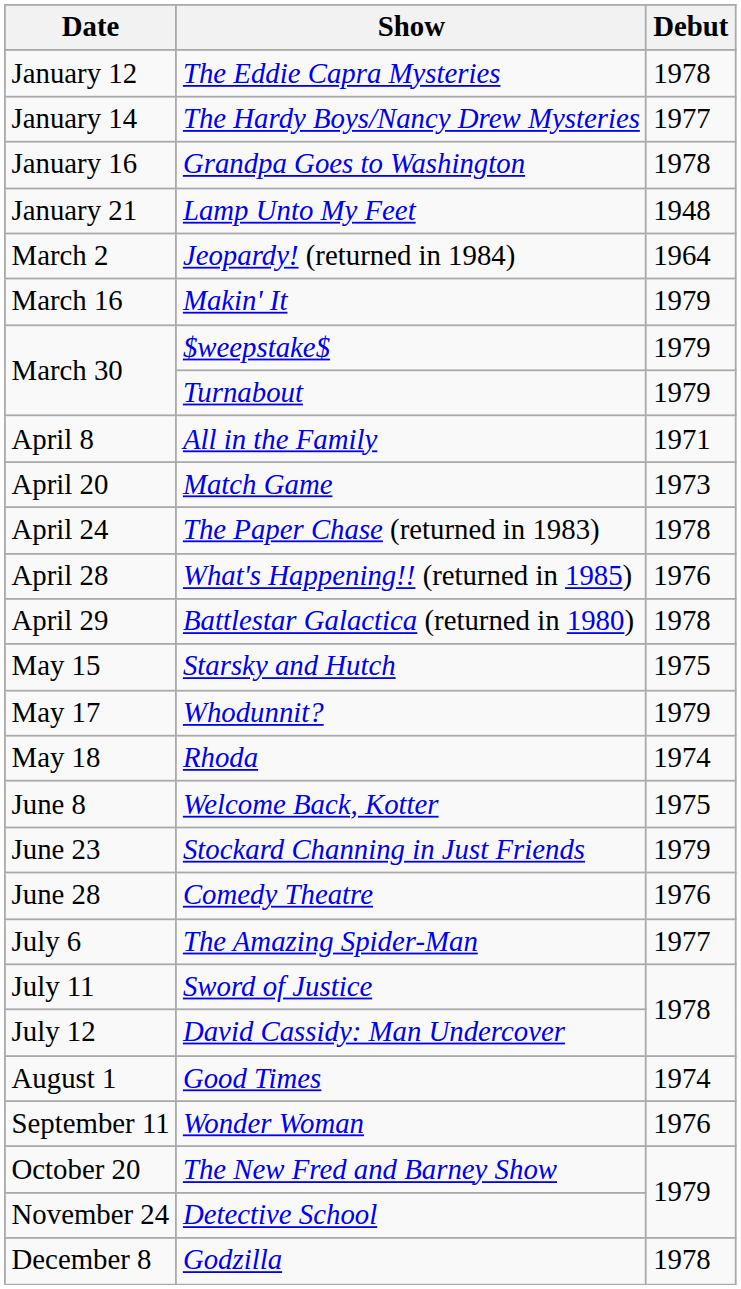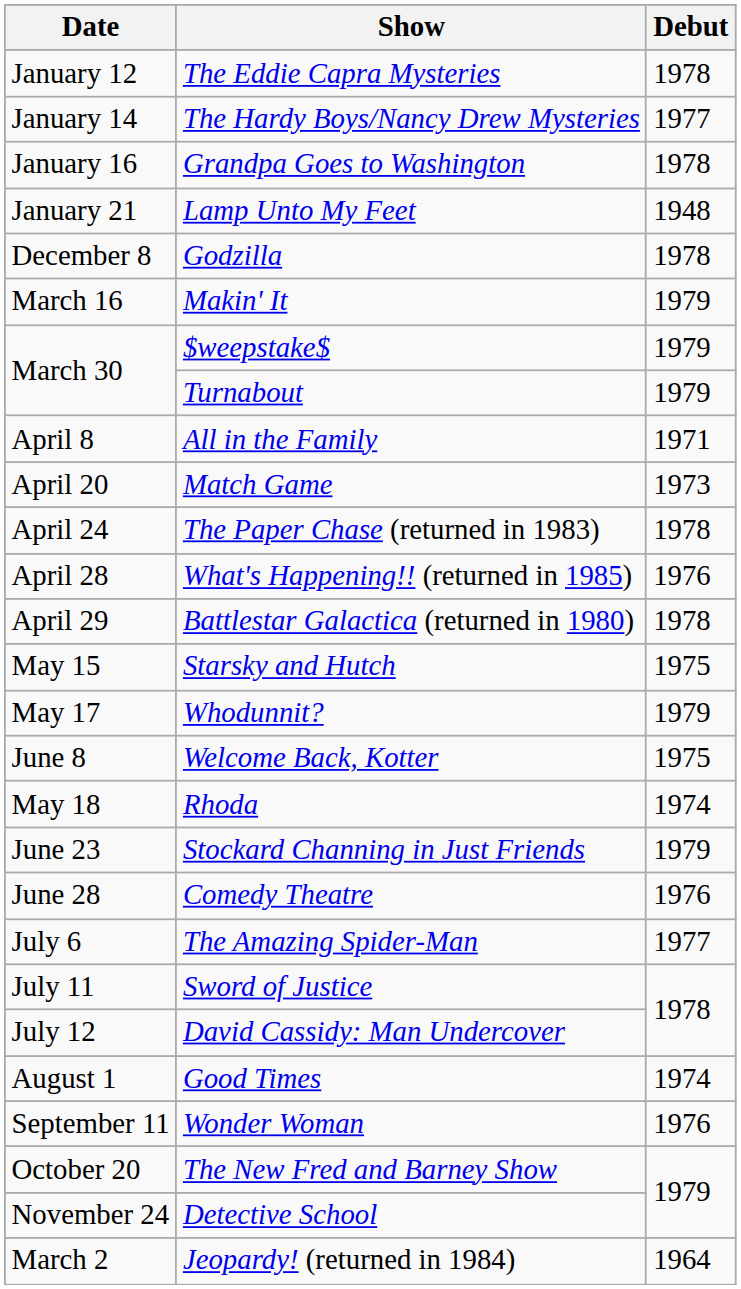rows swapped: (349, 255) <-> (233, 1260)
rows swapped: (221, 758) <-> (311, 803)
